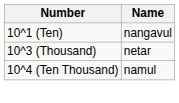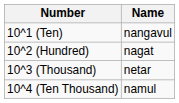+ row: (48, 51)
